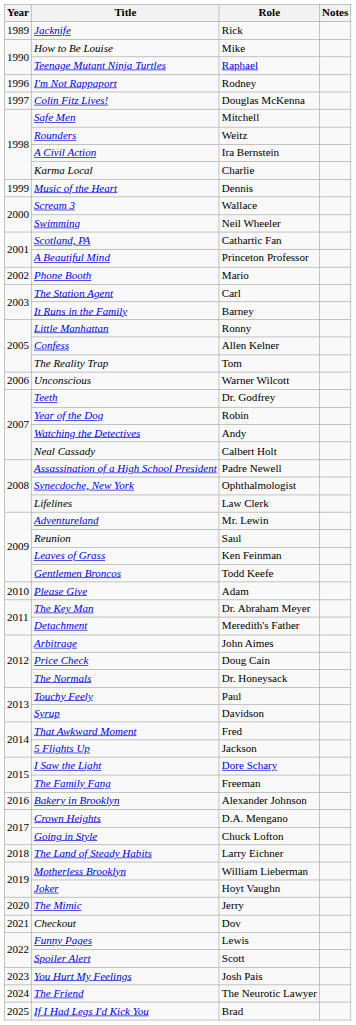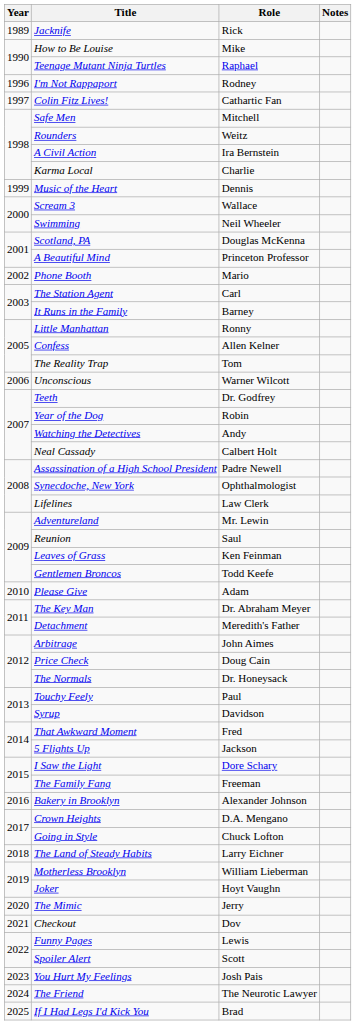(263, 100) Douglas McKenna -> (252, 100) Cathartic Fan
(252, 240) Cathartic Fan -> (263, 240) Douglas McKenna
